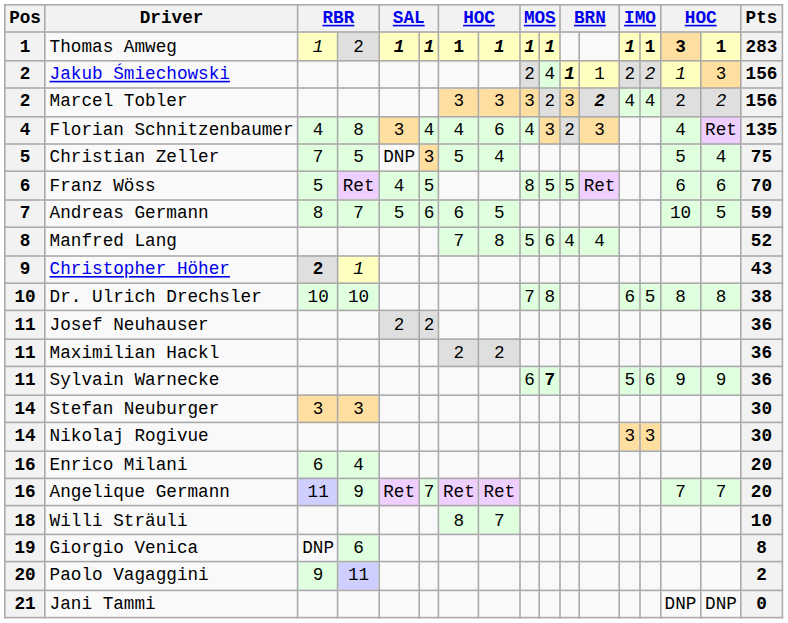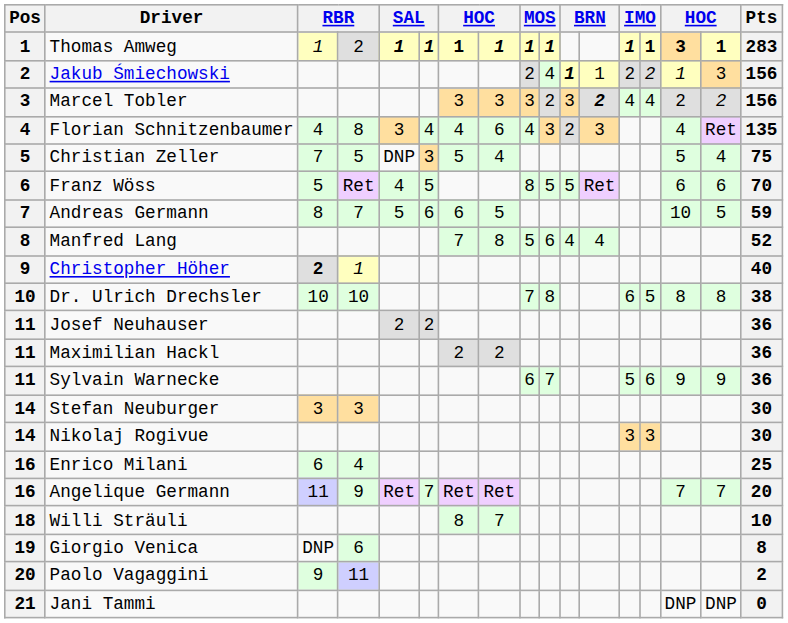(25, 102) 2 -> (25, 102) 3
(761, 269) 43 -> (761, 269) 40
(550, 381) bold -> (550, 381) normal
(761, 464) 20 -> (761, 464) 25
